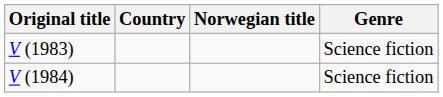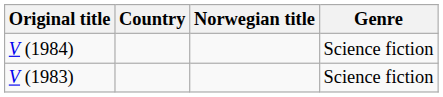rows swapped: (41, 48) <-> (41, 77)
